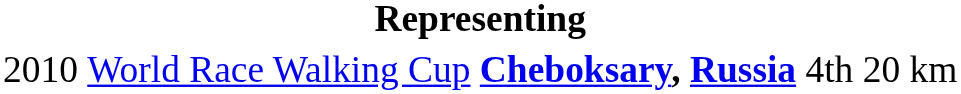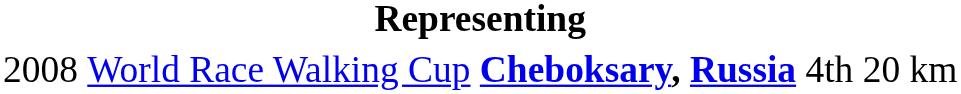(40, 69) 2010 -> (40, 69) 2008
